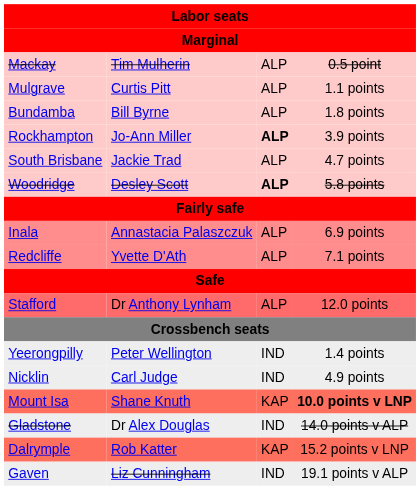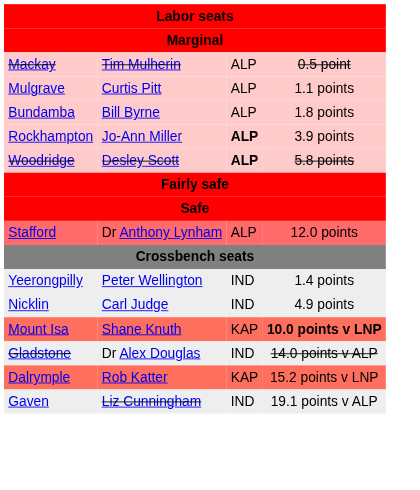- row: (55, 161)
- row: (23, 233)
- row: (35, 257)
